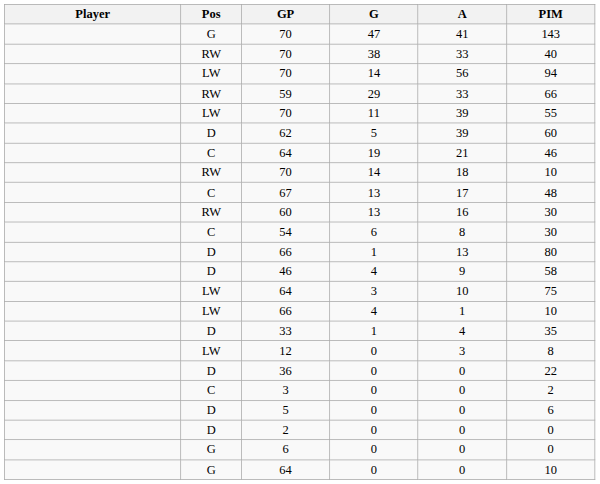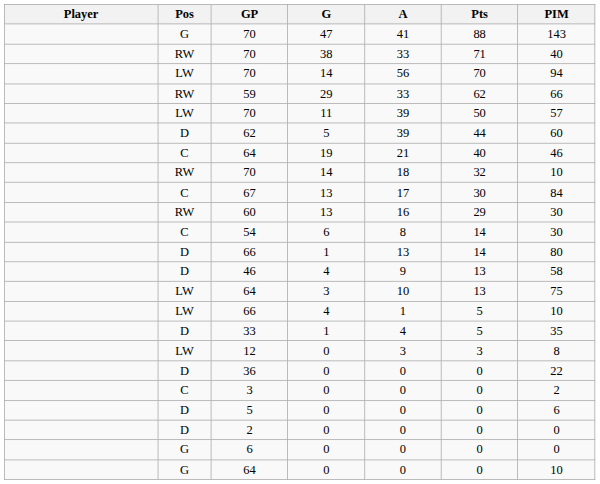+ column: (480, 14)
(551, 113) 55 -> (557, 113) 57
(551, 192) 48 -> (557, 192) 84
